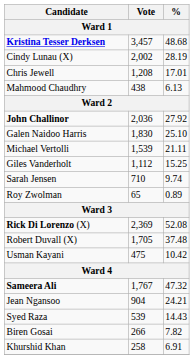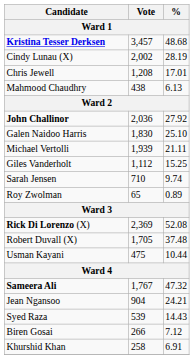(142, 149) 1,539 -> (142, 149) 1,939
(176, 255) 10.42 -> (176, 255) 10.44
(174, 331) 7.82 -> (174, 331) 7.12
